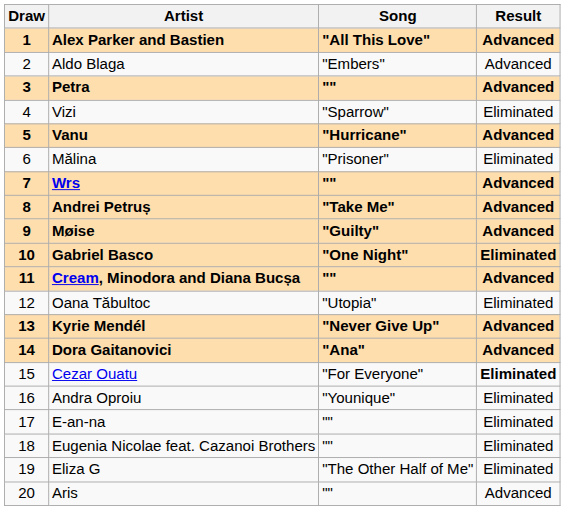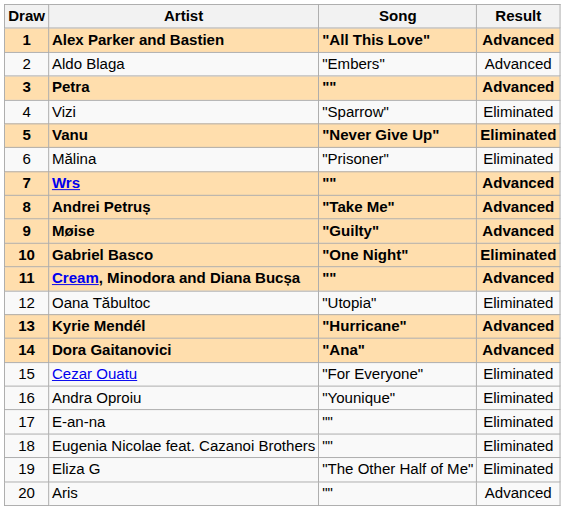(364, 135) "Hurricane" -> (381, 135) "Never Give Up"
(518, 135) Advanced -> (518, 135) Eliminated
(381, 326) "Never Give Up" -> (364, 326) "Hurricane"
(518, 374) bold -> (518, 374) normal
